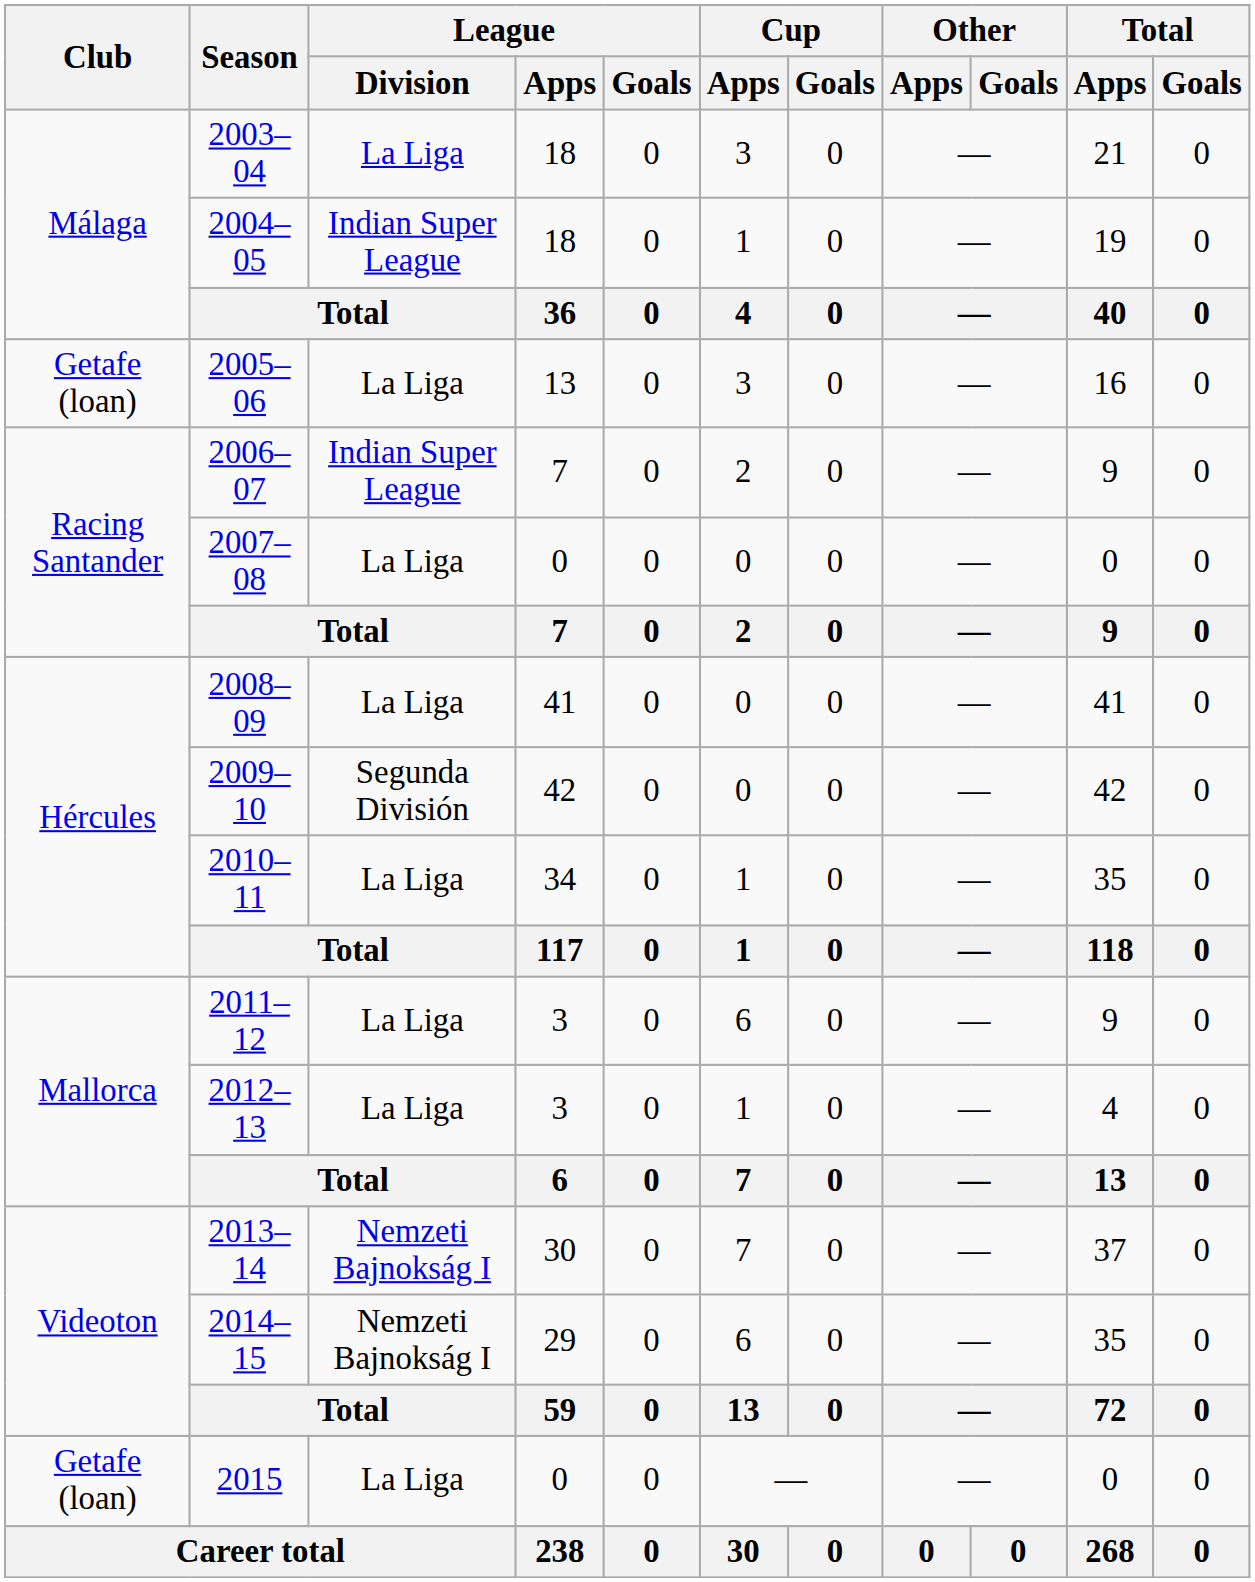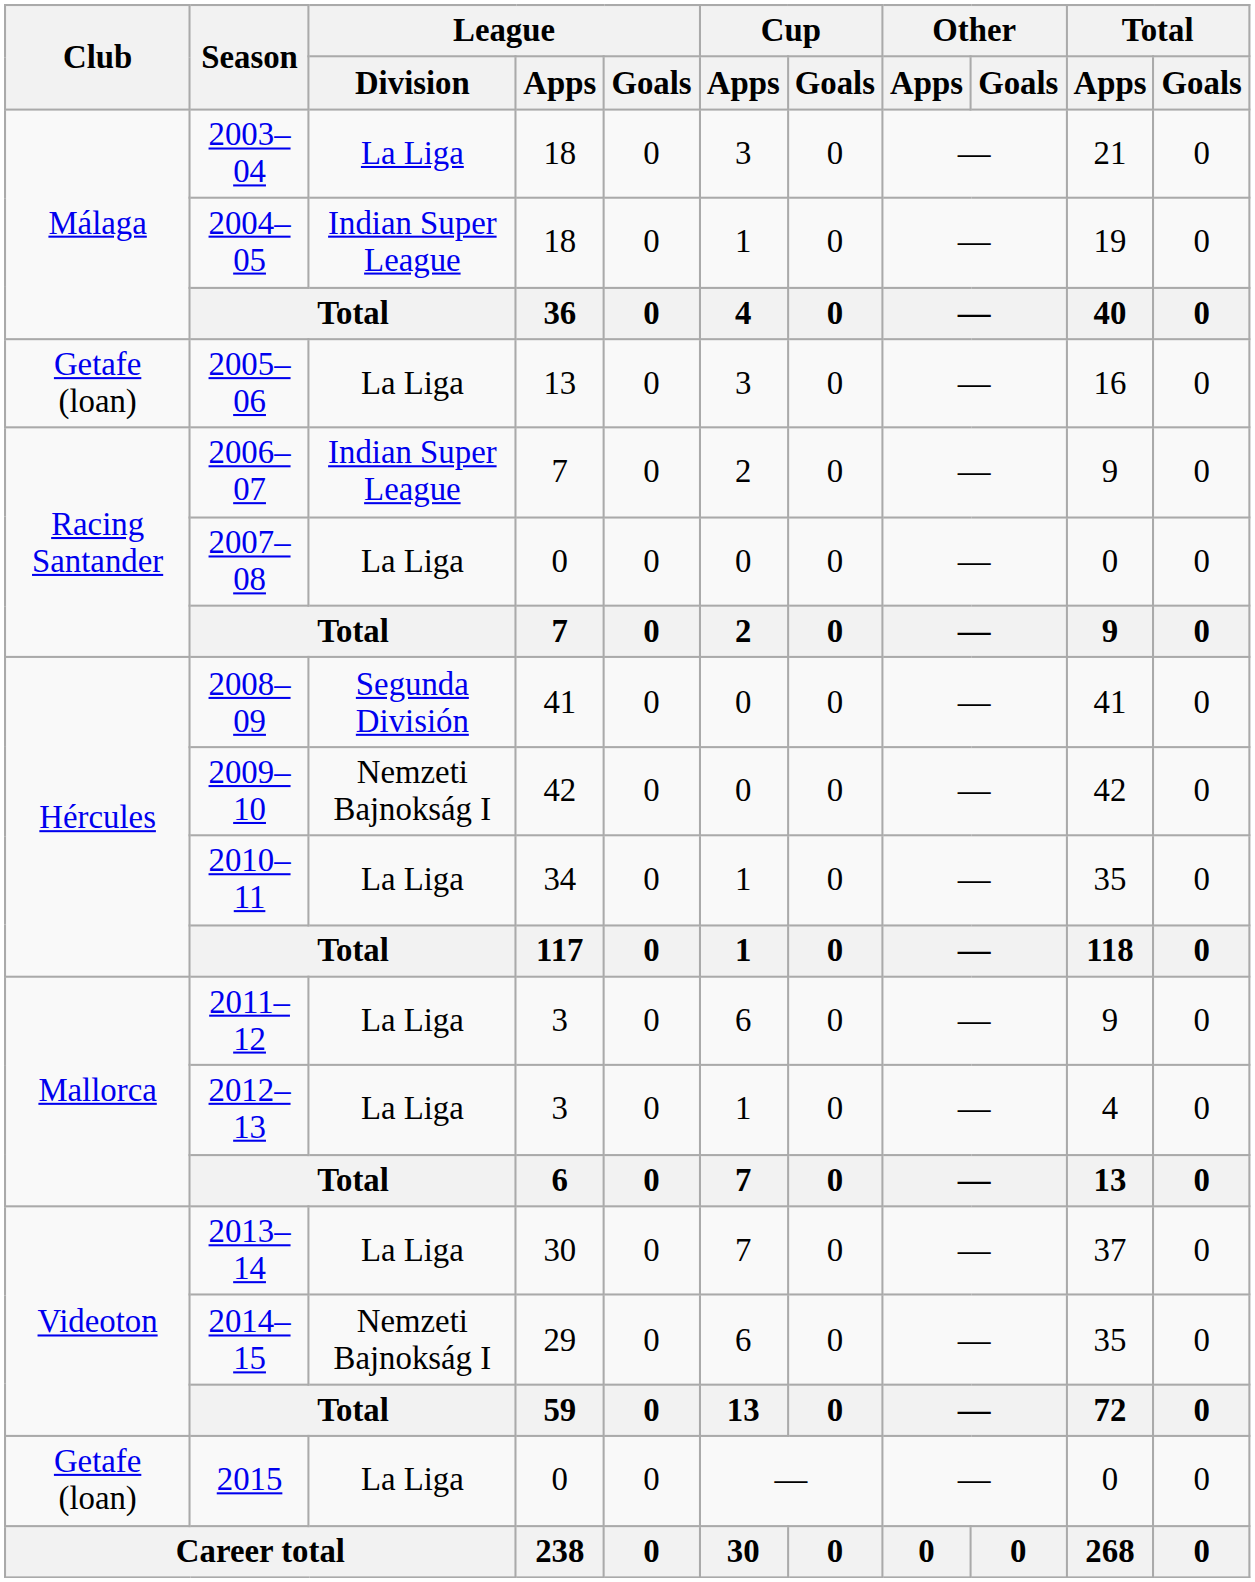(412, 701) La Liga -> (412, 701) Segunda División
(412, 790) Segunda División -> (412, 790) Nemzeti Bajnokság I
(412, 1250) Nemzeti Bajnokság I -> (412, 1250) La Liga
